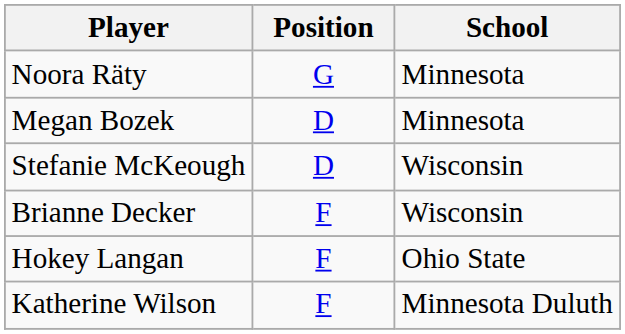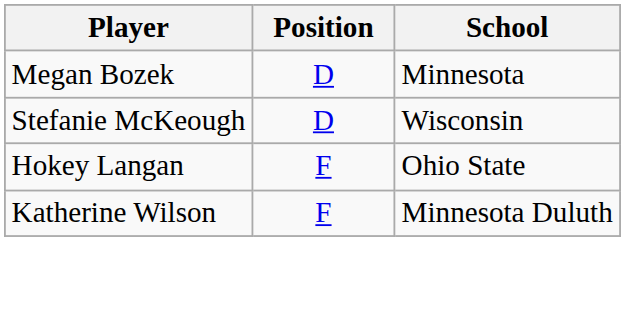- row: (79, 73)
- row: (103, 212)
